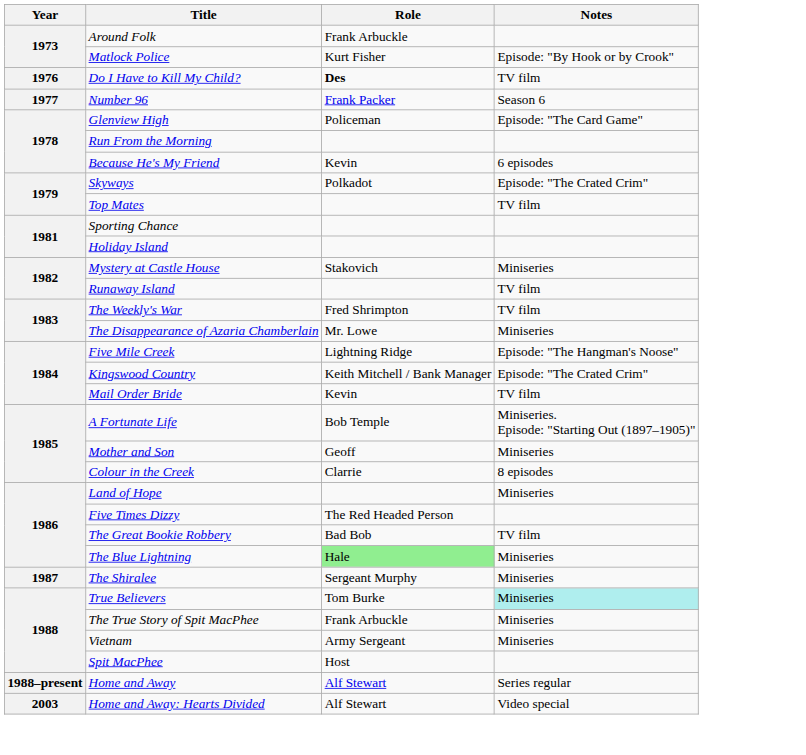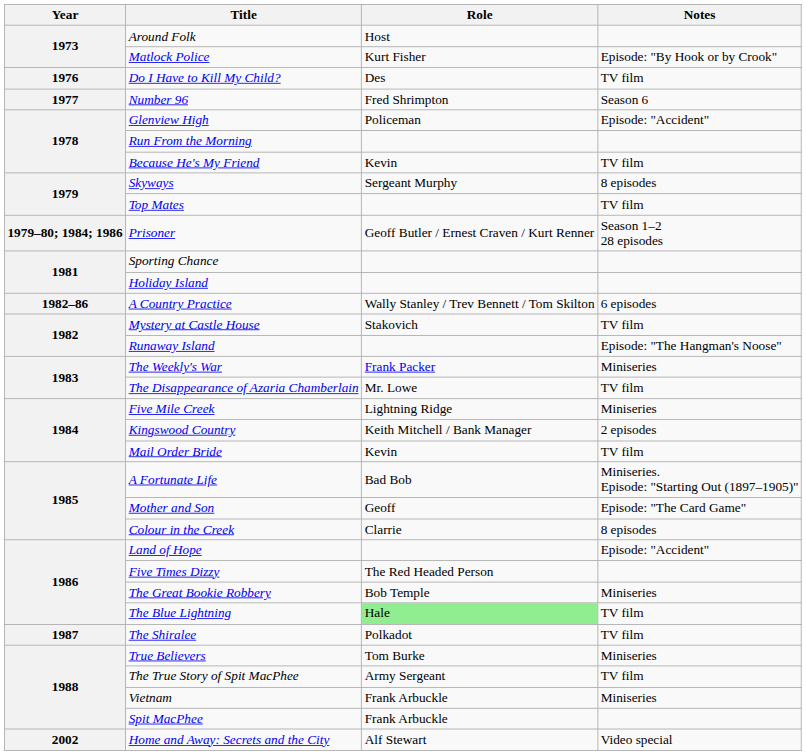(366, 36) Frank Arbuckle -> (377, 36) Host
(335, 78) bold -> (375, 78) normal
(360, 99) Frank Packer -> (407, 99) Fred Shrimpton
(570, 120) Episode: "The Card Game" -> (655, 120) Episode: "Accident"
(525, 162) 6 episodes -> (622, 162) TV film
(348, 183) Polkadot -> (411, 183) Sergeant Murphy
(573, 183) Episode: "The Crated Crim" -> (629, 183) 8 episodes
+ row: (152, 233)
+ row: (180, 303)
(526, 267) Miniseries -> (622, 324) TV film
(519, 288) TV film -> (691, 345) Episode: "The Hangman's Noose"
(367, 309) Fred Shrimpton -> (400, 366) Frank Packer
(519, 309) TV film -> (629, 366) Miniseries
(526, 330) Miniseries -> (622, 388) TV film
(588, 352) Episode: "The Hangman's Noose" -> (629, 409) Miniseries
(573, 373) Episode: "The Crated Crim" -> (629, 430) 2 episodes
(357, 422) Bob Temple -> (388, 479) Bad Bob
(526, 451) Miniseries -> (673, 508) Episode: "The Card Game"
(526, 493) Miniseries -> (655, 550) Episode: "Accident"
(348, 535) Bad Bob -> (397, 592) Bob Temple
(519, 535) TV film -> (629, 592) Miniseries
(526, 556) Miniseries -> (622, 613) TV film
(371, 577) Sergeant Murphy -> (388, 634) Polkadot
(526, 577) Miniseries -> (622, 634) TV film
(526, 598) paleturquoise background -> (629, 655) no background
(366, 619) Frank Arbuckle -> (405, 676) Army Sergeant
(526, 619) Miniseries -> (622, 676) TV film
(365, 640) Army Sergeant -> (406, 697) Frank Arbuckle
(337, 661) Host -> (406, 718) Frank Arbuckle
- row: (132, 682)
+ row: (229, 739)
- row: (177, 703)
